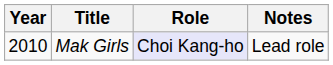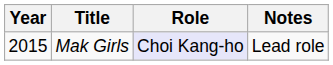(28, 45) 2010 -> (28, 45) 2015
